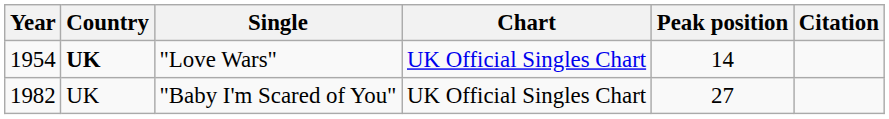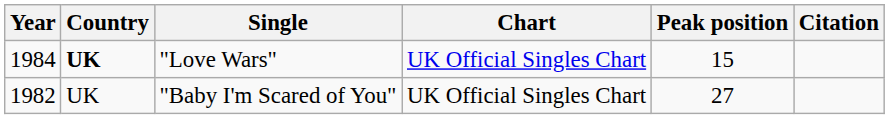(33, 58) 1954 -> (33, 58) 1984
(722, 58) 14 -> (722, 58) 15
